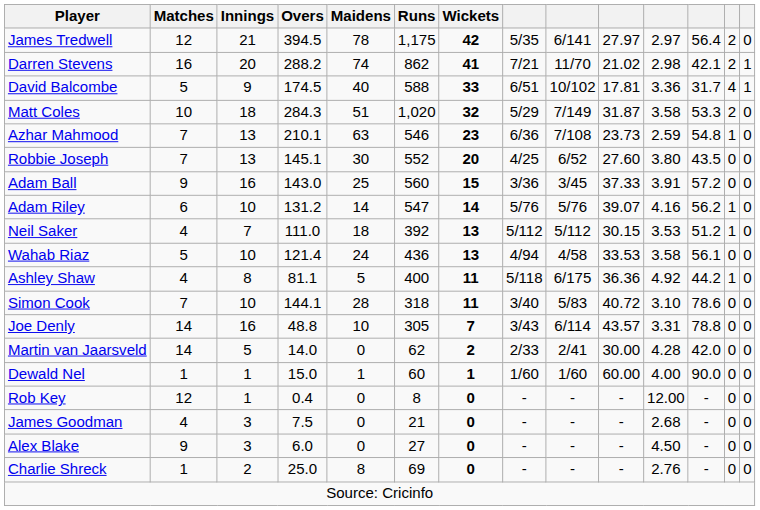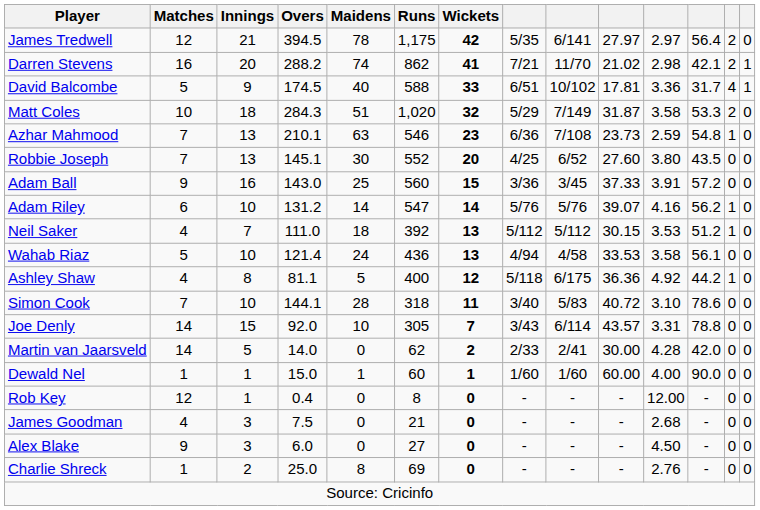(471, 278) 11 -> (471, 278) 12
(247, 326) 16 -> (247, 326) 15
(302, 326) 48.8 -> (302, 326) 92.0
